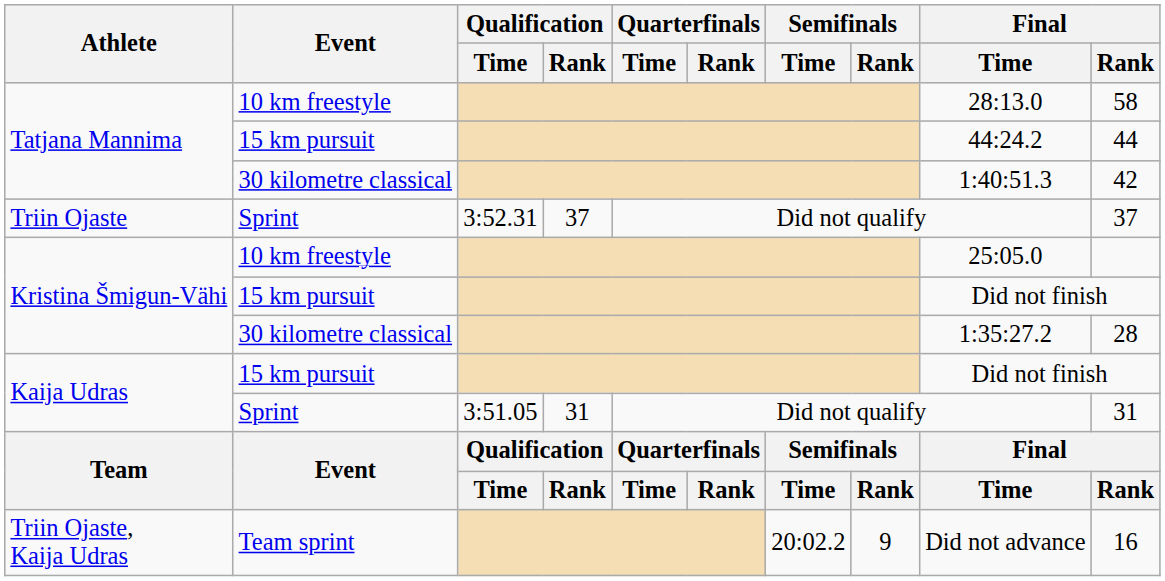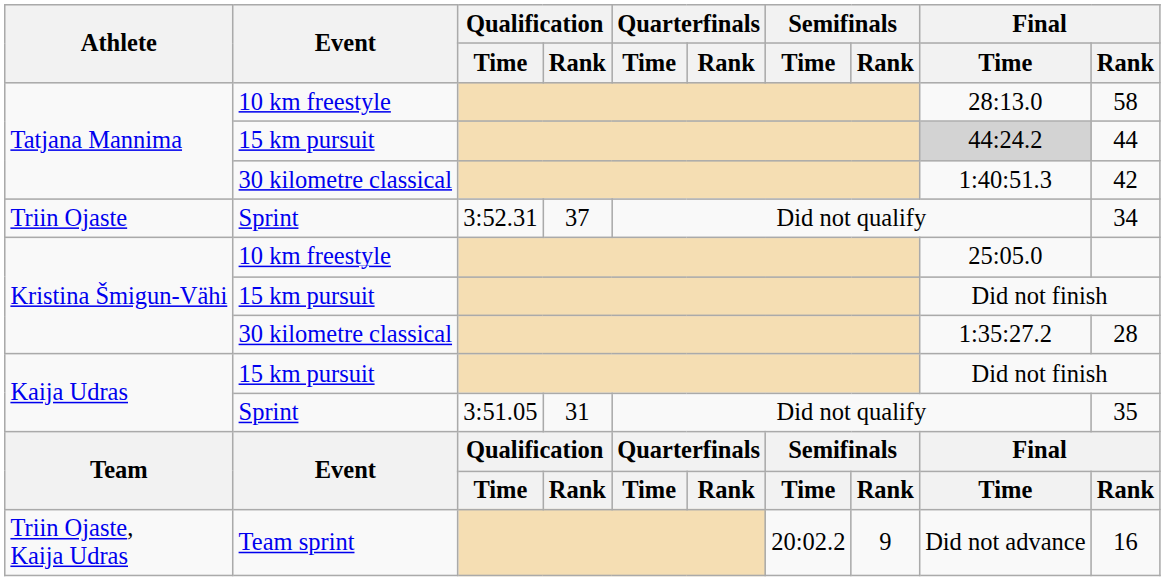(1005, 140) no background -> (1005, 140) lightgrey background
(1125, 218) 37 -> (1125, 218) 34
(1125, 412) 31 -> (1125, 412) 35
